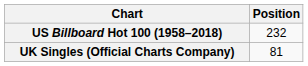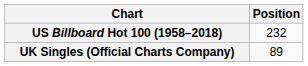(276, 52) 81 -> (276, 52) 89
